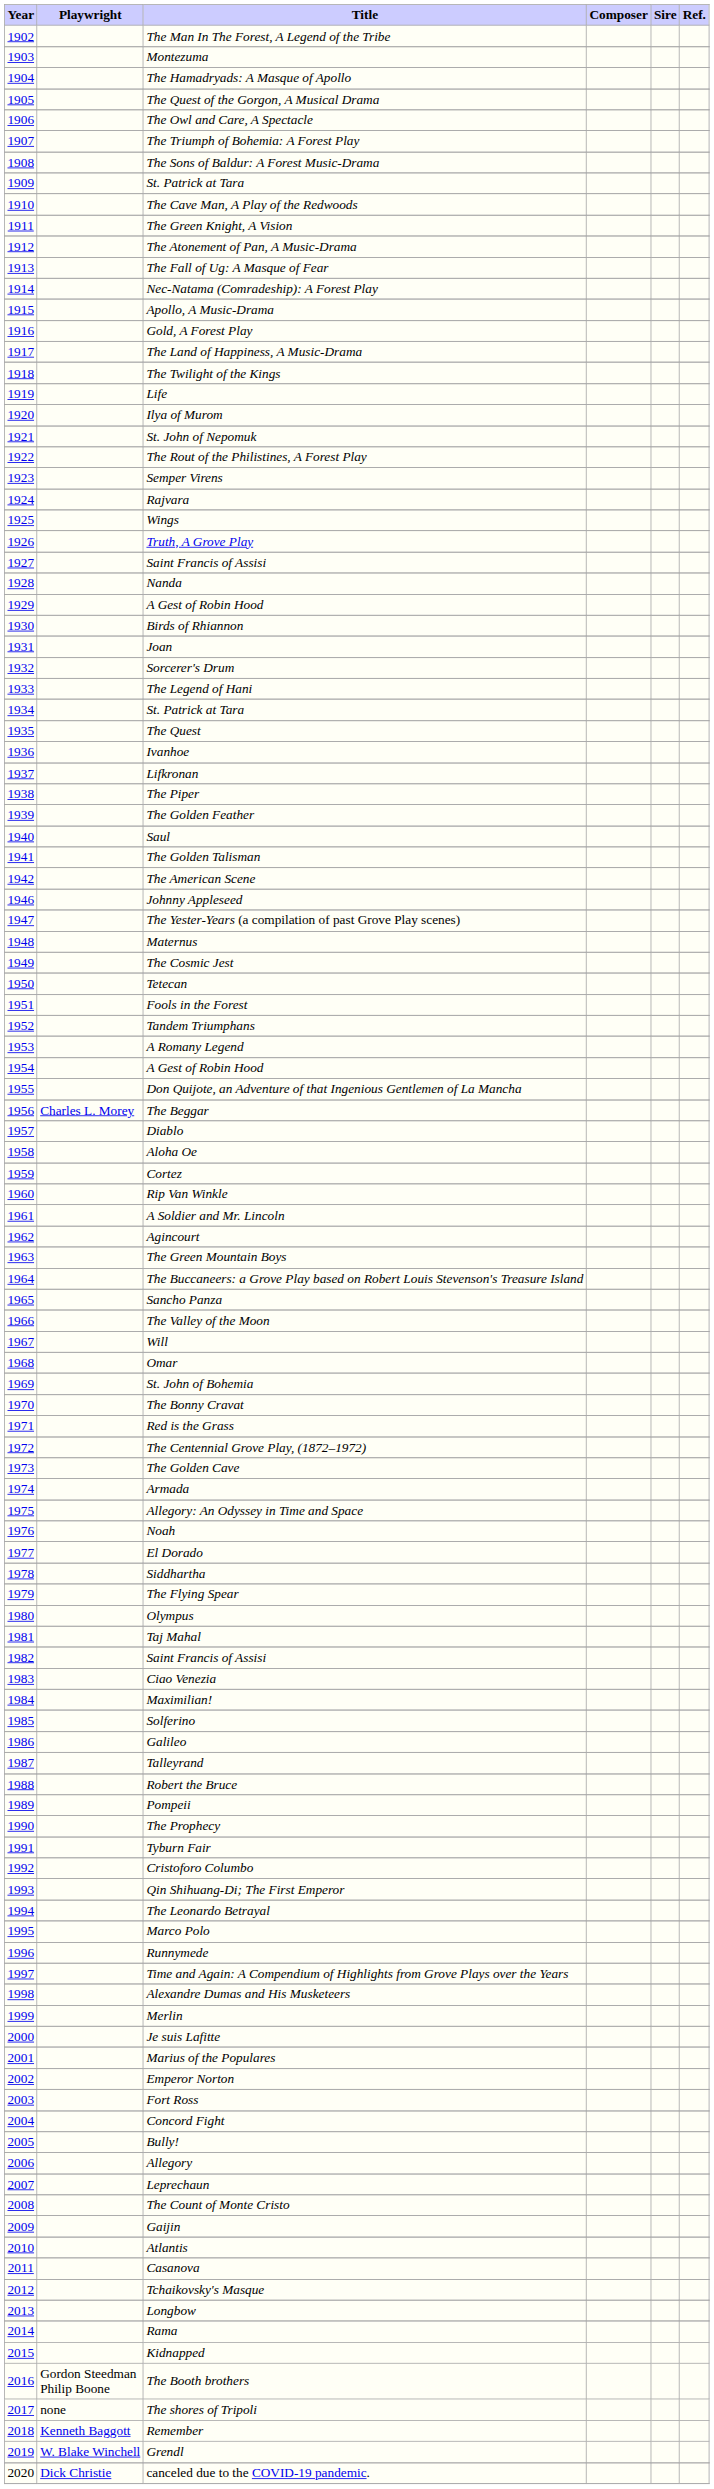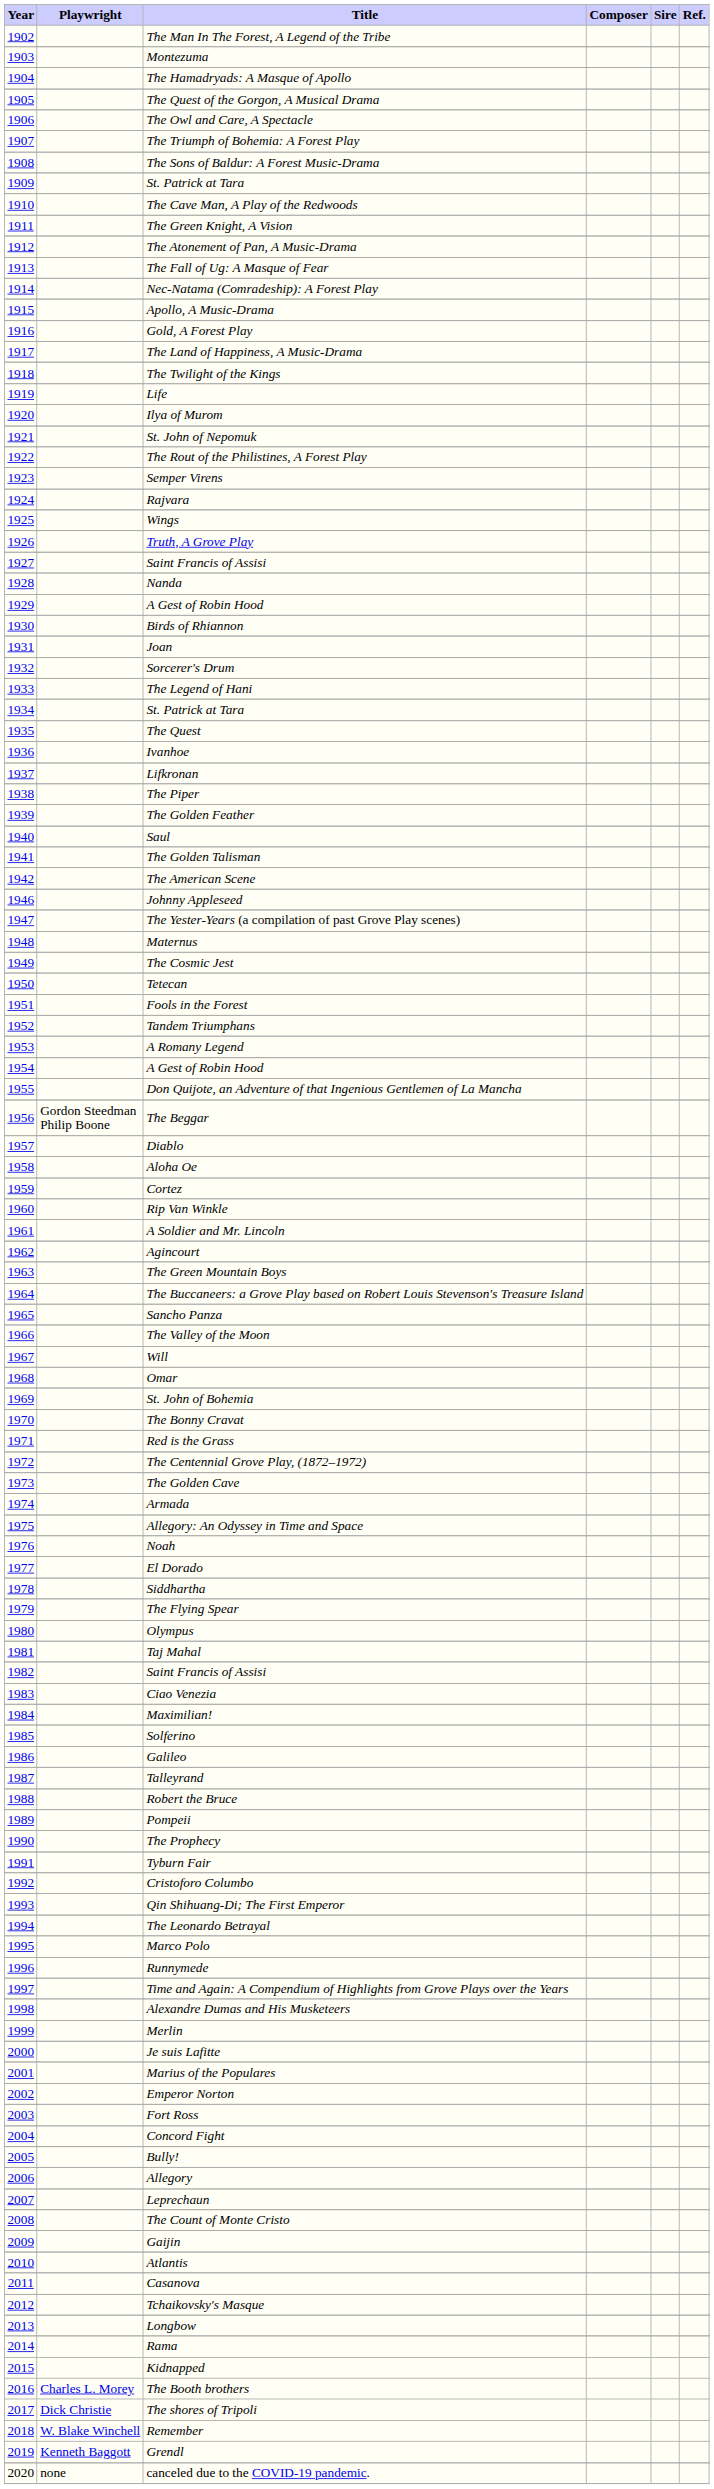(87, 1110) Charles L. Morey -> (88, 1117) Gordon Steedman Philip Boone
(88, 2381) Gordon Steedman Philip Boone -> (87, 2388) Charles L. Morey
(53, 2409) none -> (76, 2409) Dick Christie
(85, 2430) Kenneth Baggott -> (90, 2430) W. Blake Winchell
(90, 2452) W. Blake Winchell -> (85, 2452) Kenneth Baggott
(76, 2473) Dick Christie -> (53, 2473) none
